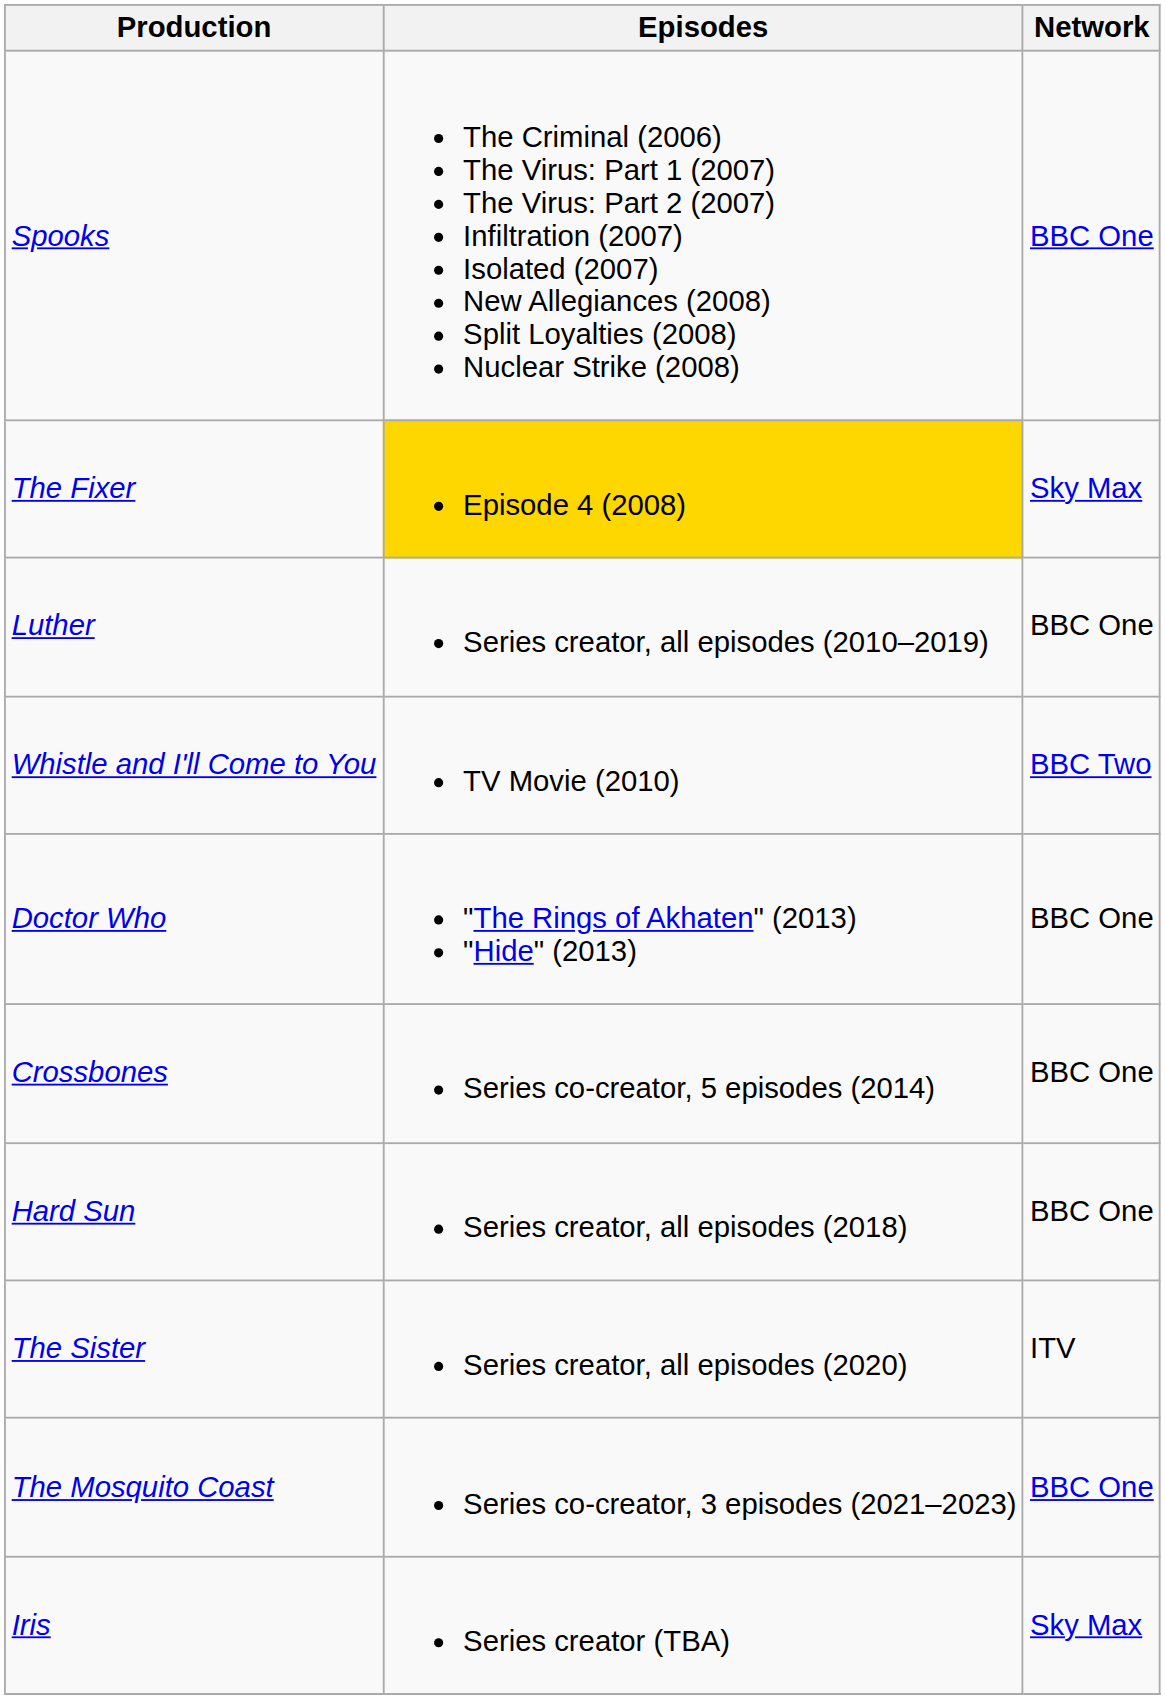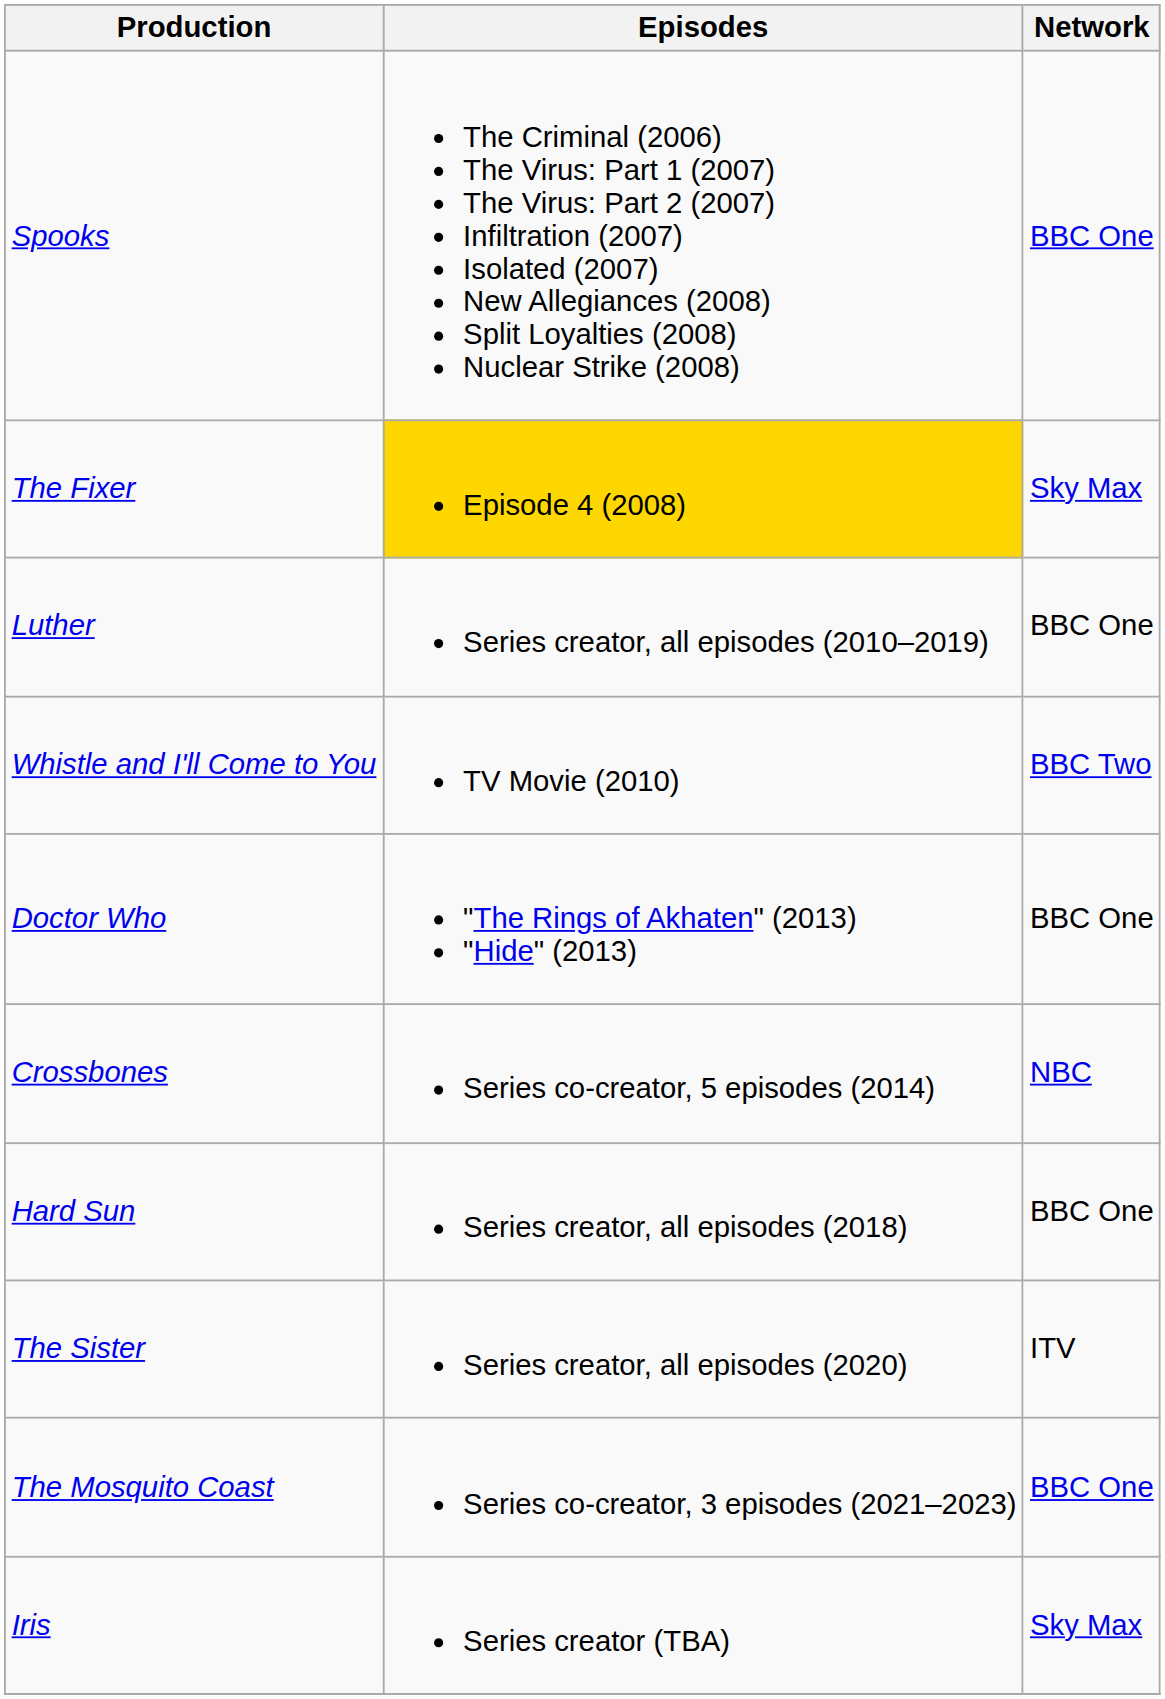(1092, 1073) BBC One -> (1061, 1073) NBC
